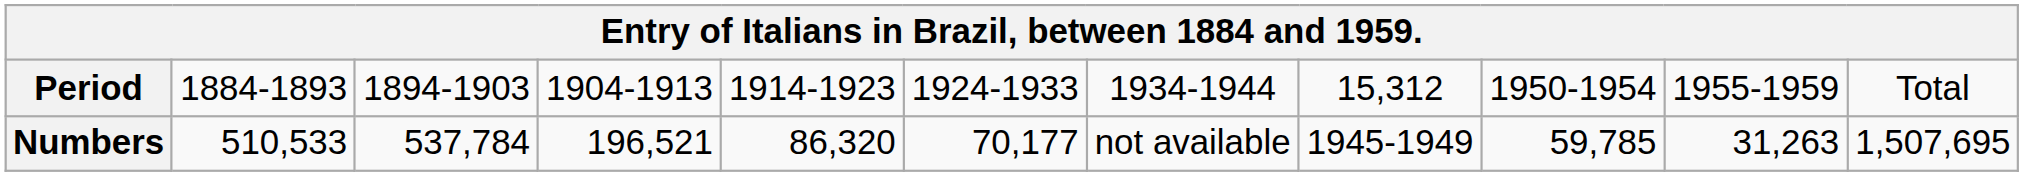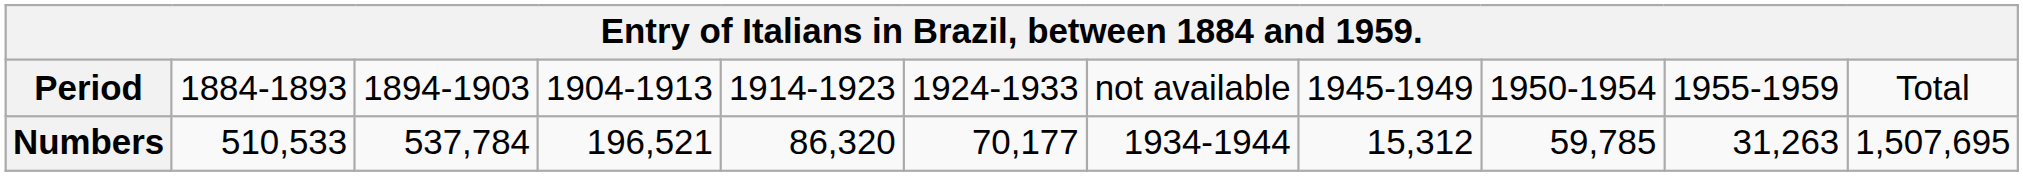(1193, 87) 1934-1944 -> (1193, 87) not available
(1390, 87) 15,312 -> (1390, 87) 1945-1949
(1193, 142) not available -> (1207, 142) 1934-1944
(1390, 142) 1945-1949 -> (1420, 142) 15,312
